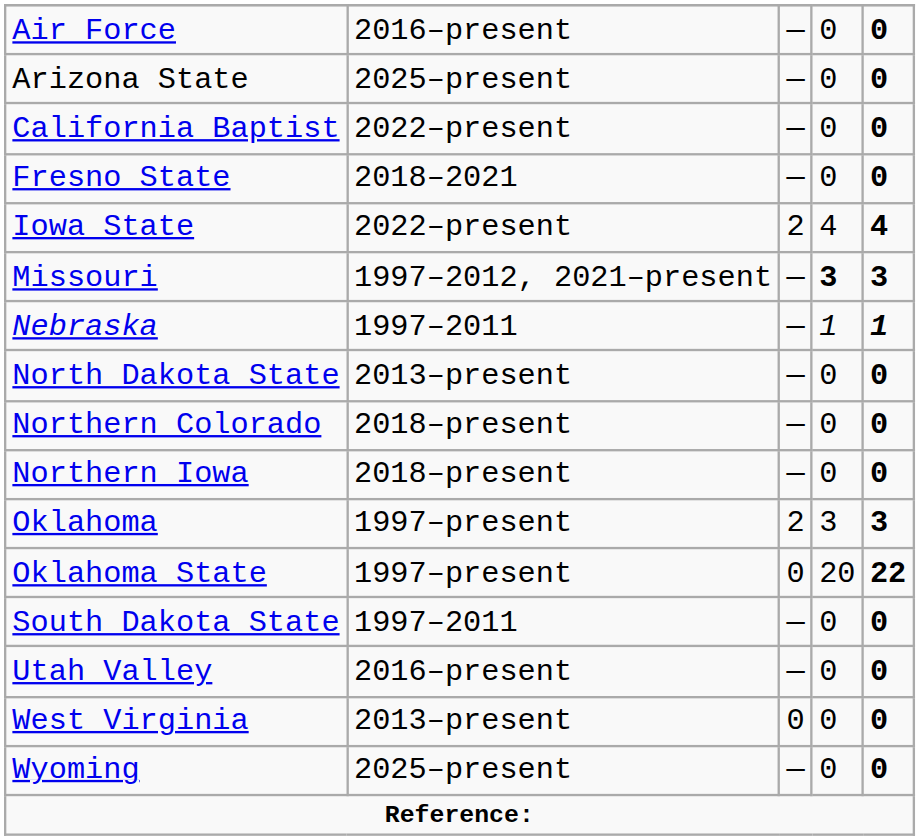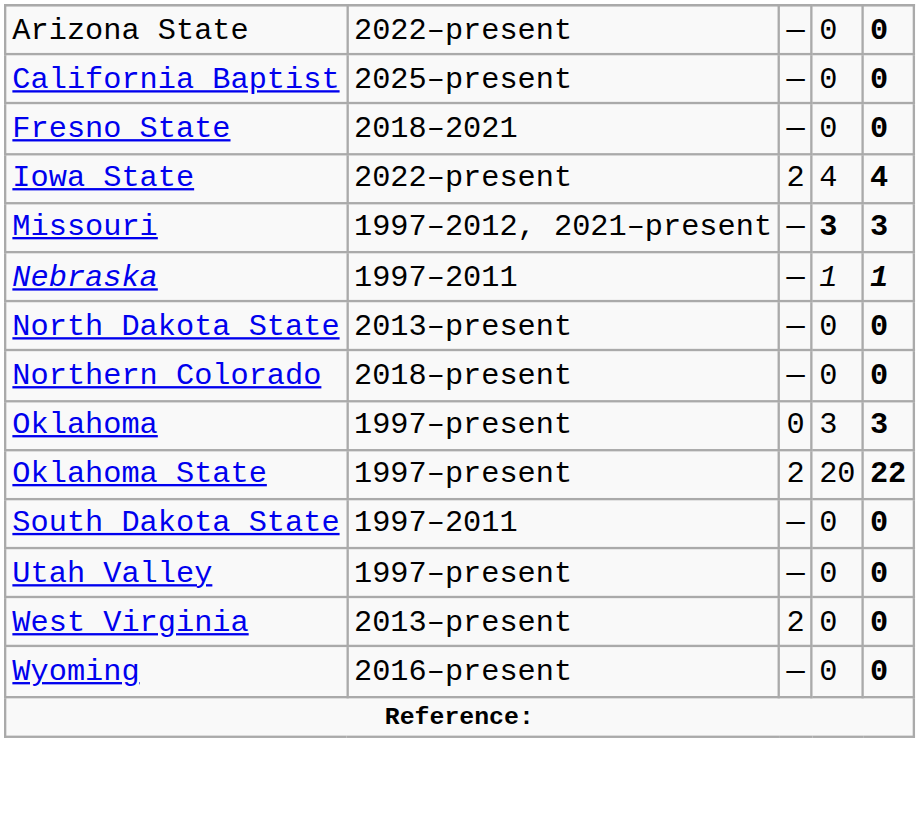- row: (94, 30)
(463, 79) 2025–present -> (463, 30) 2022–present
(463, 129) 2022–present -> (463, 79) 2025–present
- row: (131, 474)
(796, 524) 2 -> (796, 425) 0
(796, 573) 0 -> (796, 474) 2
(463, 672) 2016–present -> (463, 573) 1997–present
(796, 721) 0 -> (796, 622) 2
(463, 770) 2025–present -> (463, 672) 2016–present
